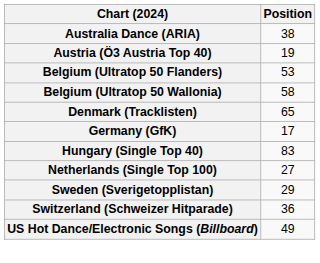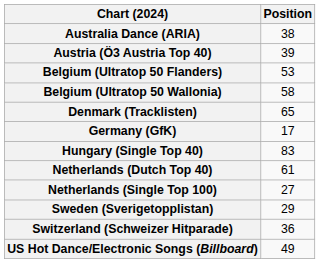(288, 53) 19 -> (288, 53) 39
+ row: (132, 170)
